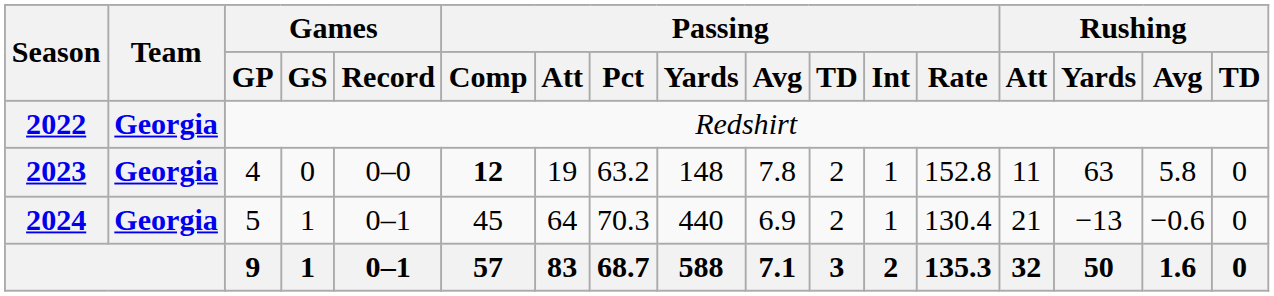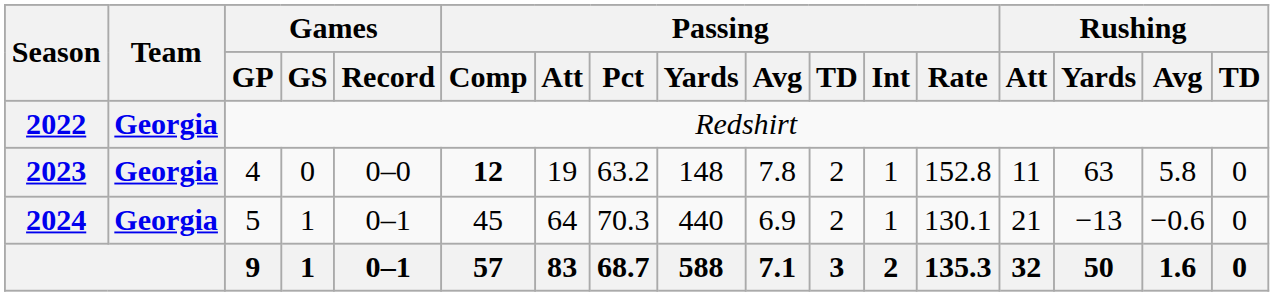(958, 219) 130.4 -> (958, 219) 130.1
